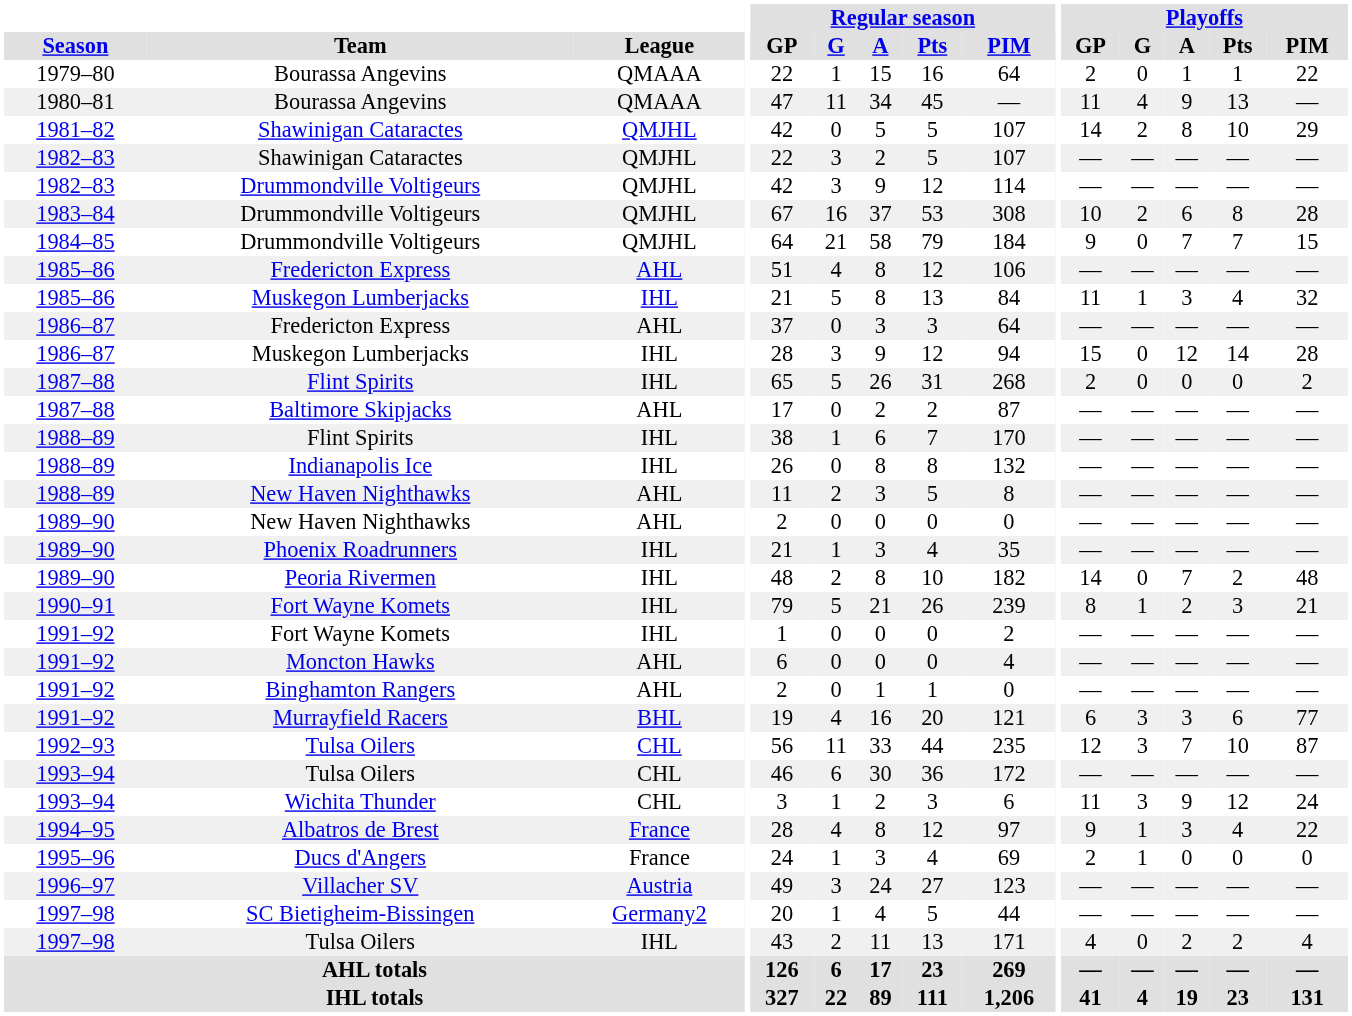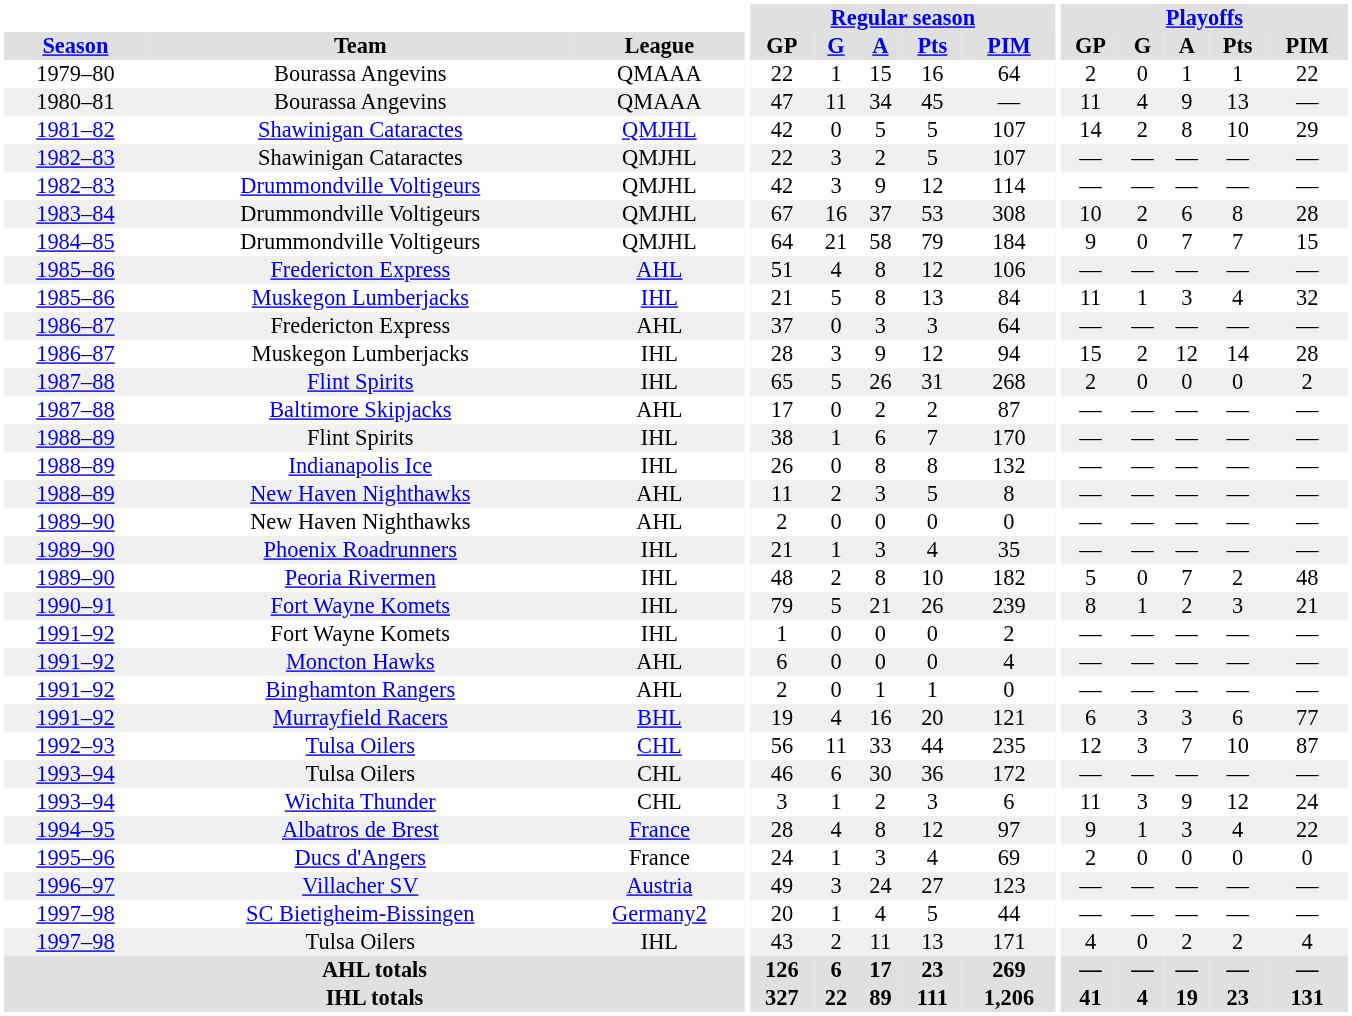(1142, 353) 0 -> (1142, 353) 2
(1090, 577) 14 -> (1090, 577) 5
(1142, 857) 1 -> (1142, 857) 0
